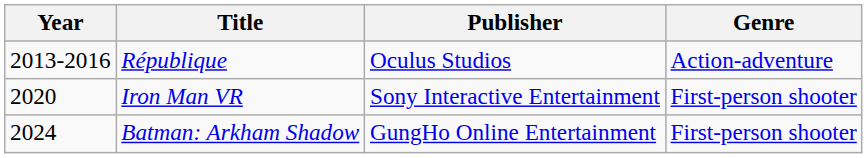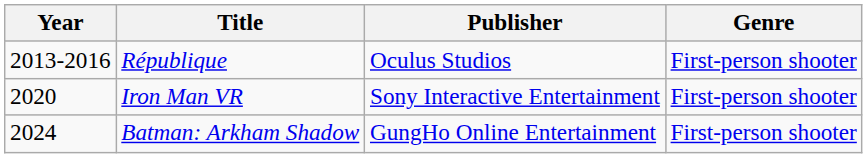(752, 59) Action-adventure -> (764, 59) First-person shooter
